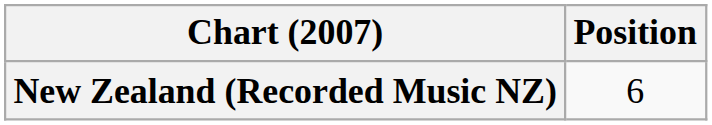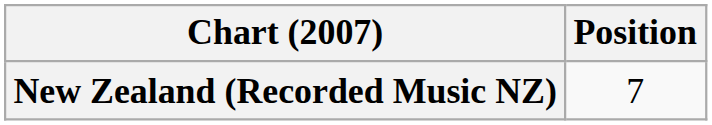(635, 89) 6 -> (635, 89) 7
